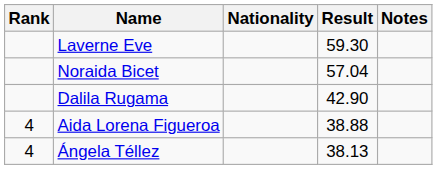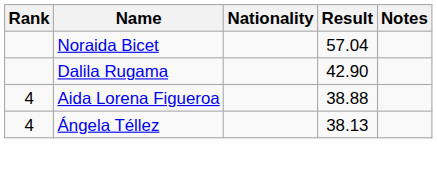- row: (105, 45)
